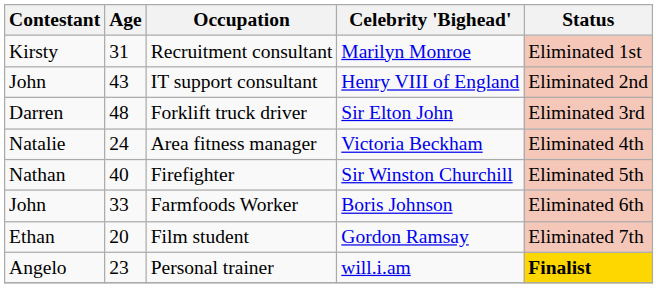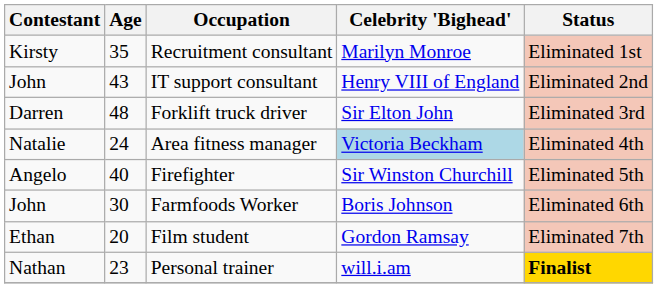(119, 50) 31 -> (119, 50) 35
(412, 143) no background -> (412, 143) lightblue background
(37, 174) Nathan -> (38, 174) Angelo
(119, 205) 33 -> (119, 205) 30
(38, 267) Angelo -> (37, 267) Nathan
